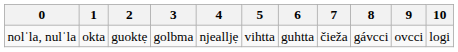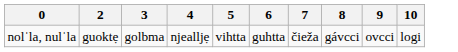- column: (94, 15)
